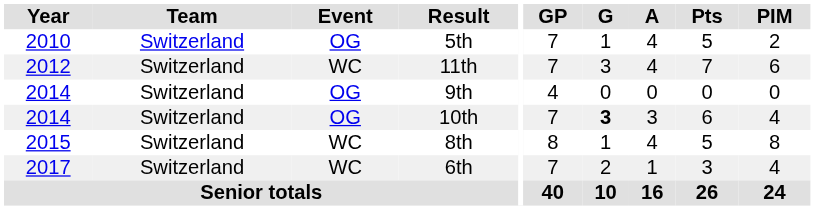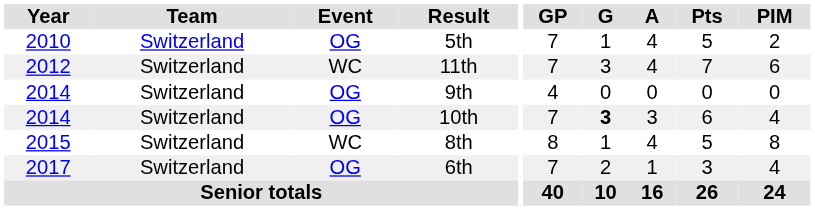(345, 167) WC -> (345, 167) OG
